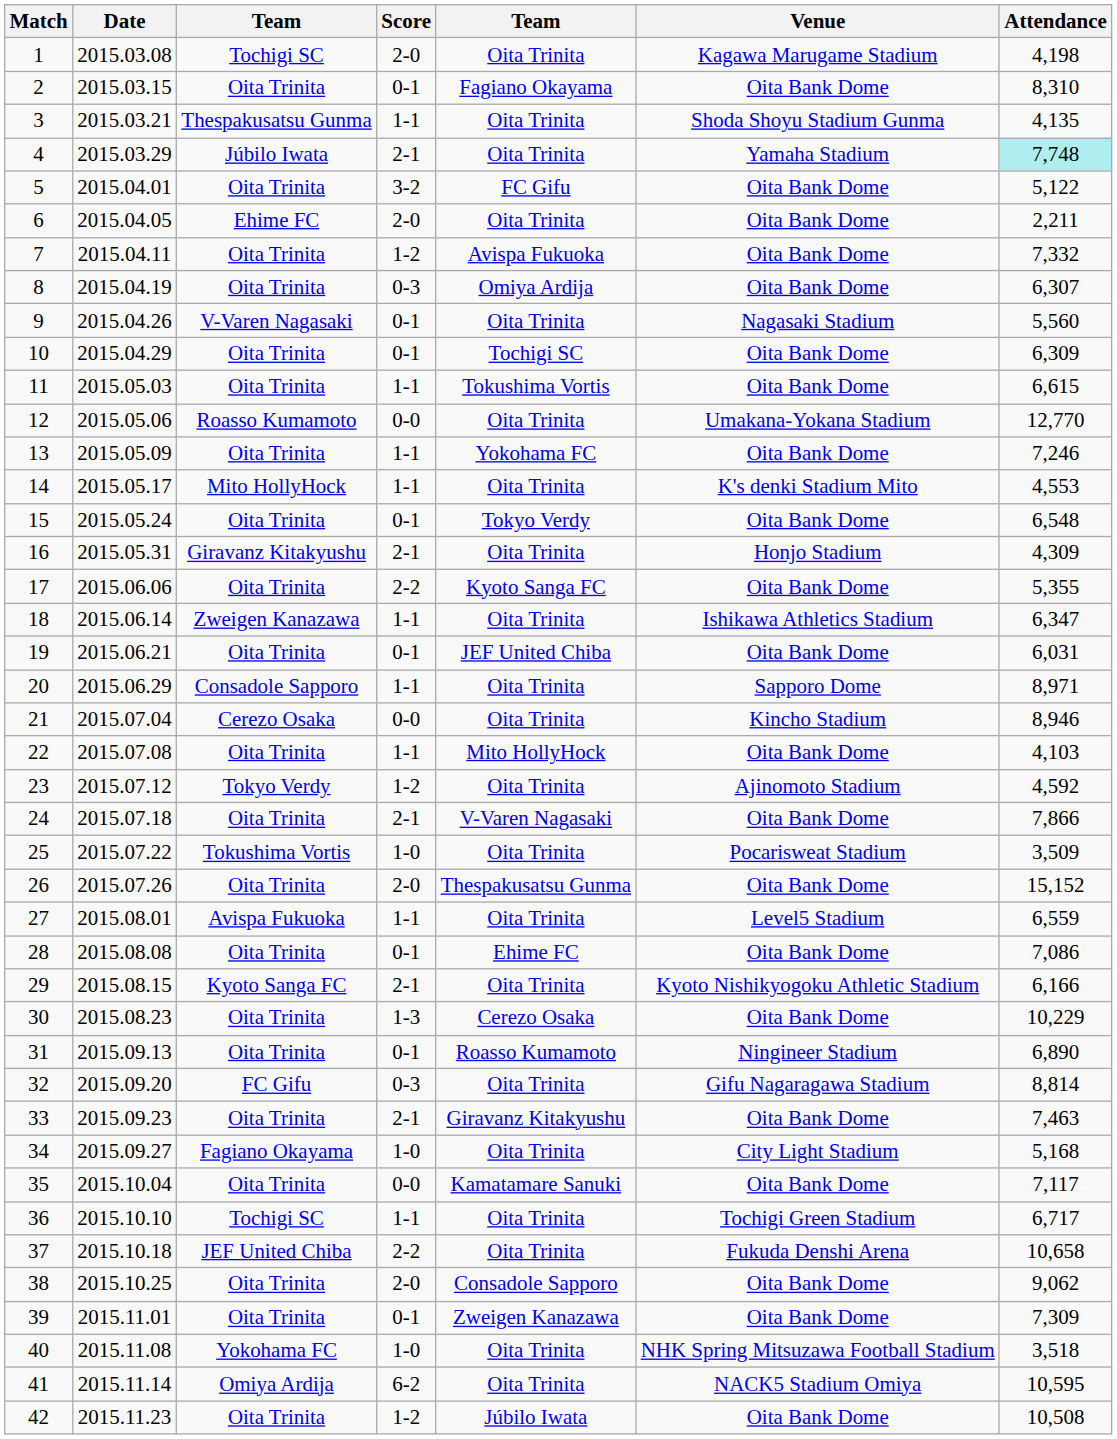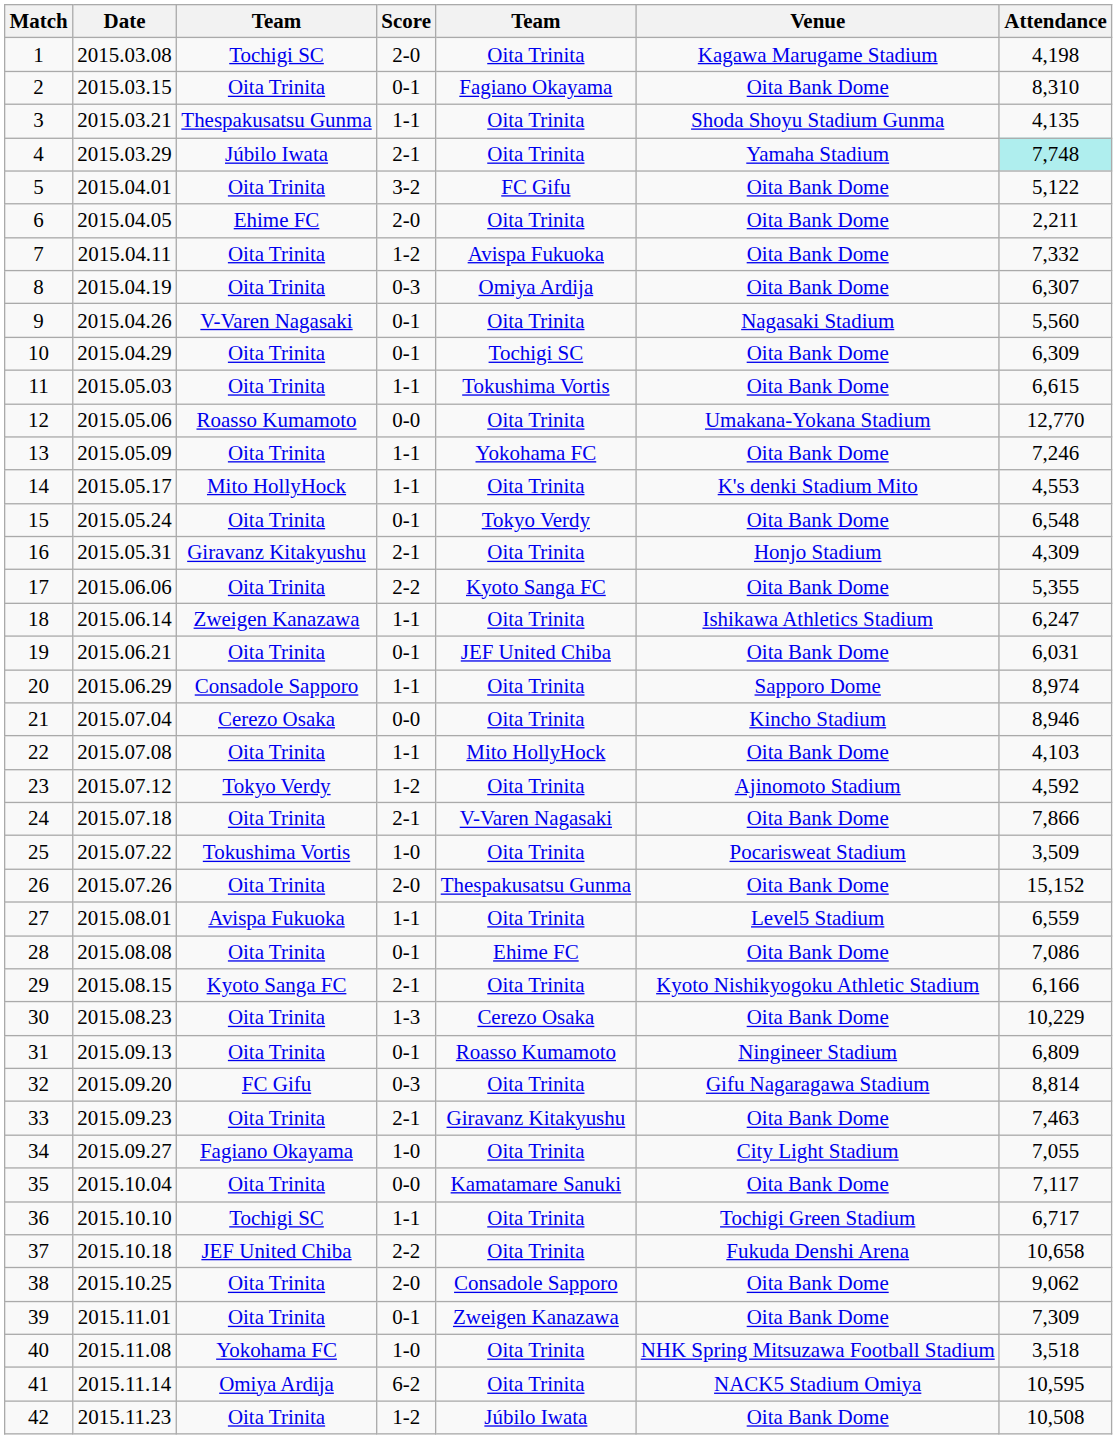(1056, 619) 6,347 -> (1056, 619) 6,247
(1056, 685) 8,971 -> (1056, 685) 8,974
(1056, 1051) 6,890 -> (1056, 1051) 6,809
(1056, 1151) 5,168 -> (1056, 1151) 7,055
